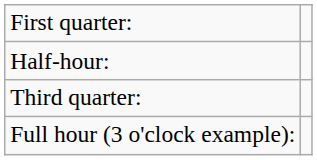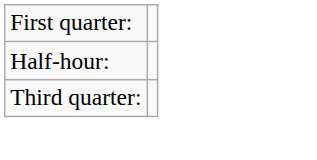- row: (153, 135)
